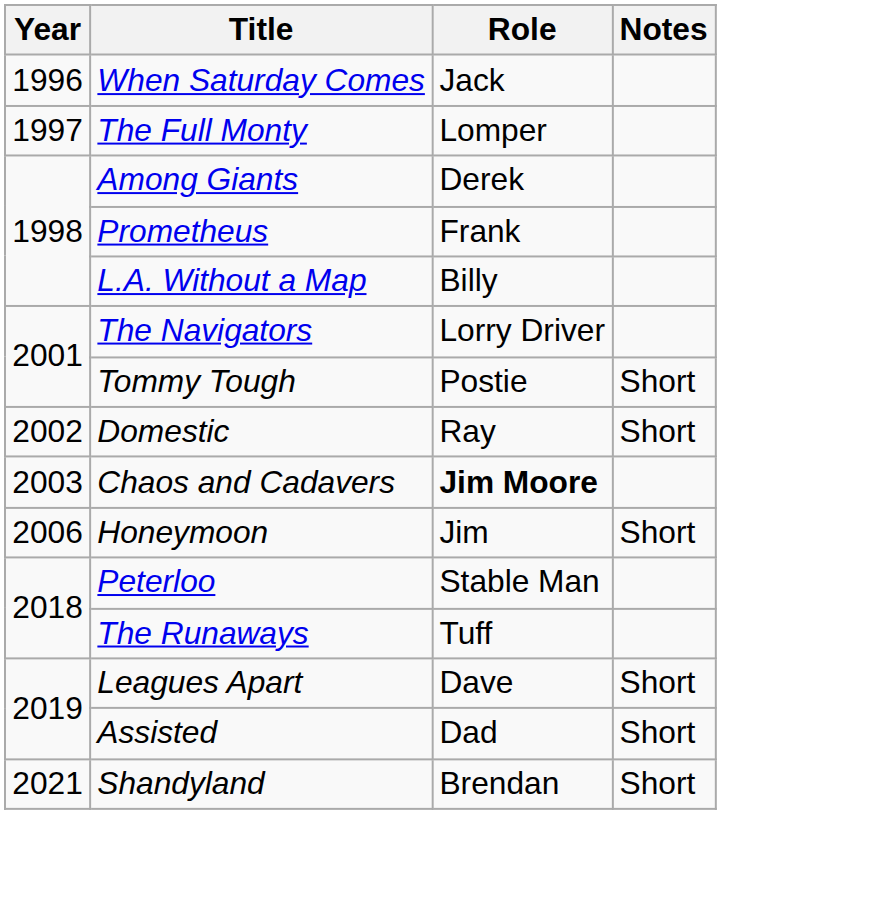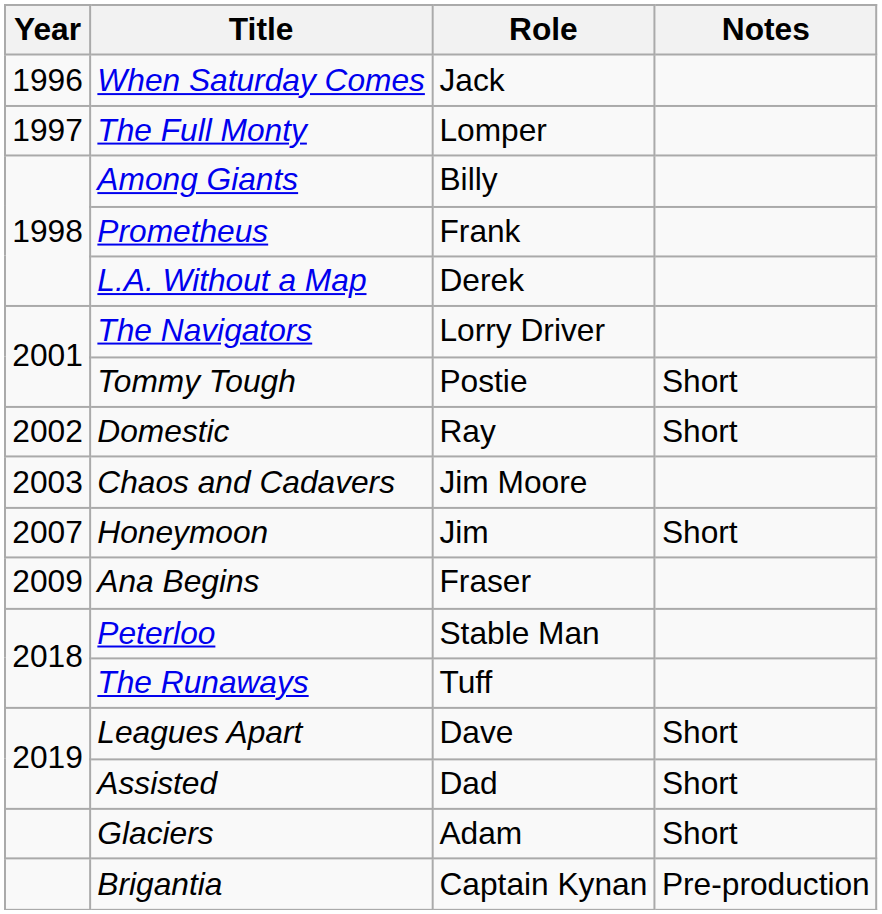(482, 180) Derek -> (469, 180) Billy
(469, 280) Billy -> (482, 280) Derek
(519, 481) bold -> (513, 481) normal
(48, 532) 2006 -> (48, 532) 2007
+ row: (178, 582)
- row: (181, 783)
+ row: (155, 833)
+ row: (160, 883)
